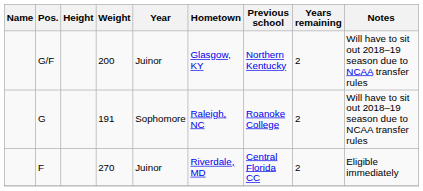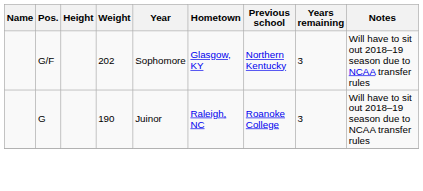(106, 61) 200 -> (106, 61) 202
(149, 61) Juinor -> (161, 61) Sophomore
(298, 61) 2 -> (300, 61) 3
(106, 120) 191 -> (106, 120) 190
(161, 120) Sophomore -> (149, 120) Juinor
(298, 120) 2 -> (300, 120) 3
- row: (41, 168)
